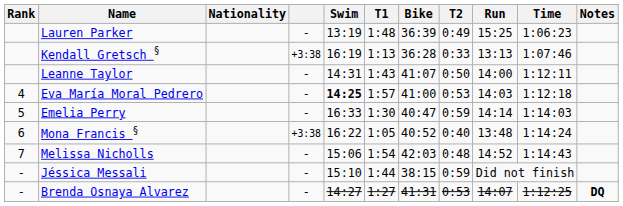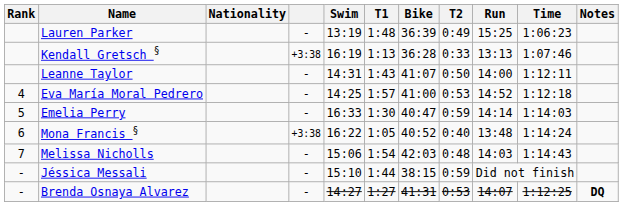(344, 93) bold -> (344, 93) normal
(495, 93) 14:03 -> (495, 93) 14:52
(495, 153) 14:52 -> (495, 153) 14:03
